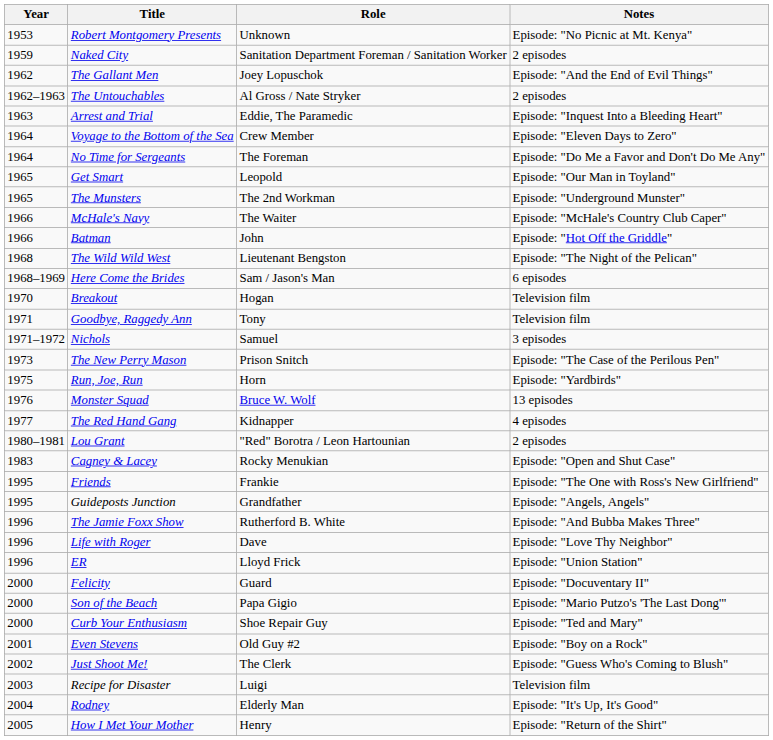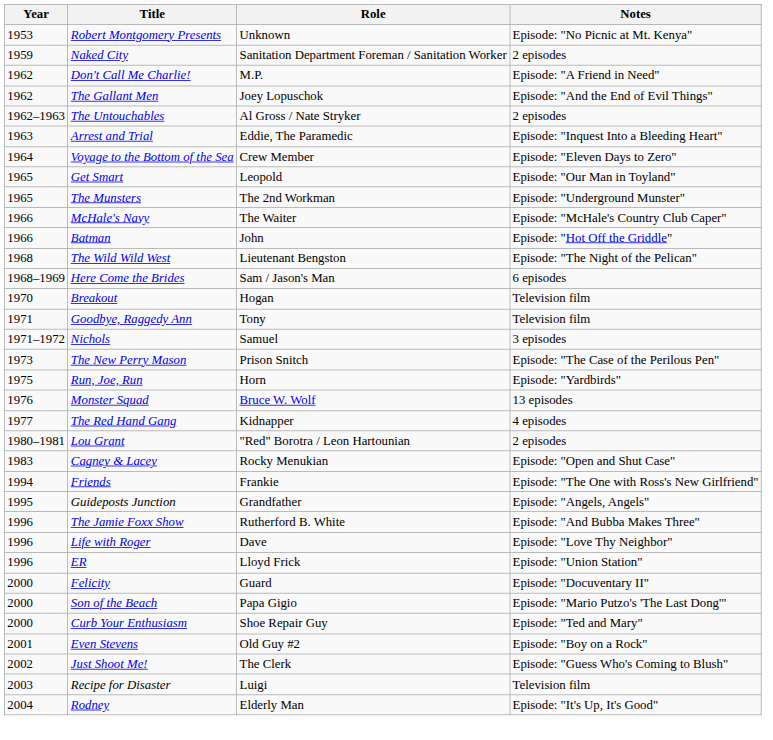+ row: (131, 75)
- row: (128, 156)
(20, 481) 1995 -> (20, 481) 1994
- row: (132, 725)
